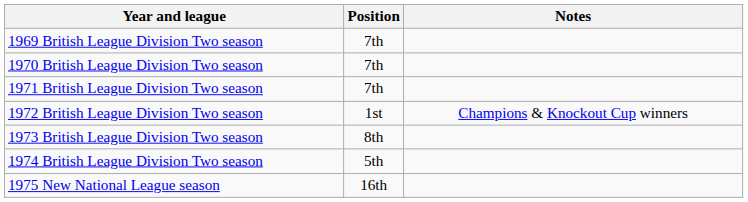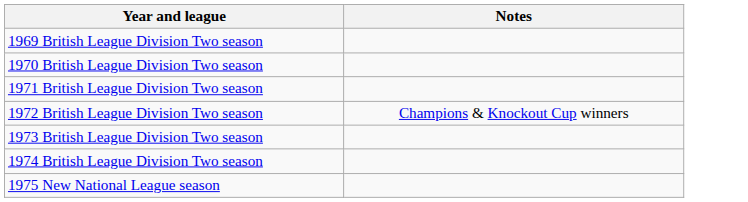- column: (374, 16)
